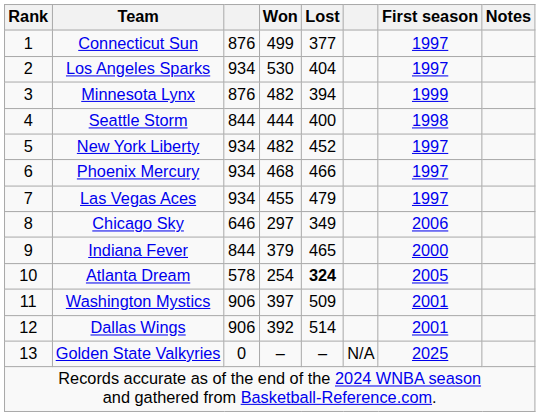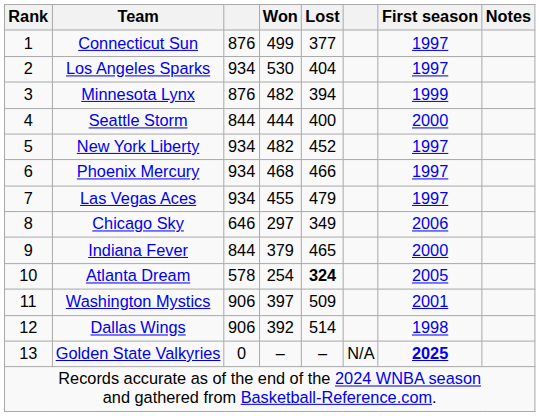(430, 120) 1998 -> (430, 120) 2000
(430, 328) 2001 -> (430, 328) 1998
(430, 353) normal -> (430, 353) bold
